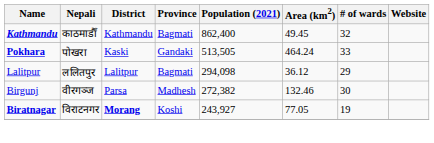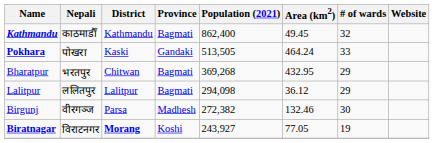+ row: (28, 71)
